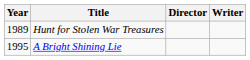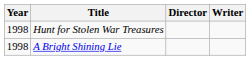(18, 30) 1989 -> (18, 30) 1998
(18, 47) 1995 -> (18, 47) 1998
